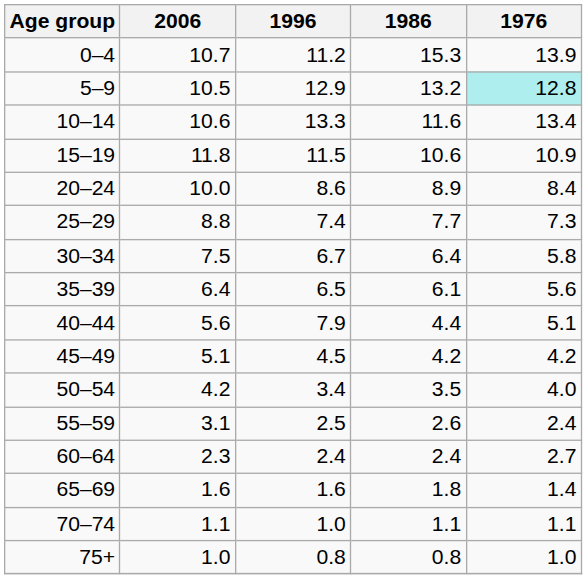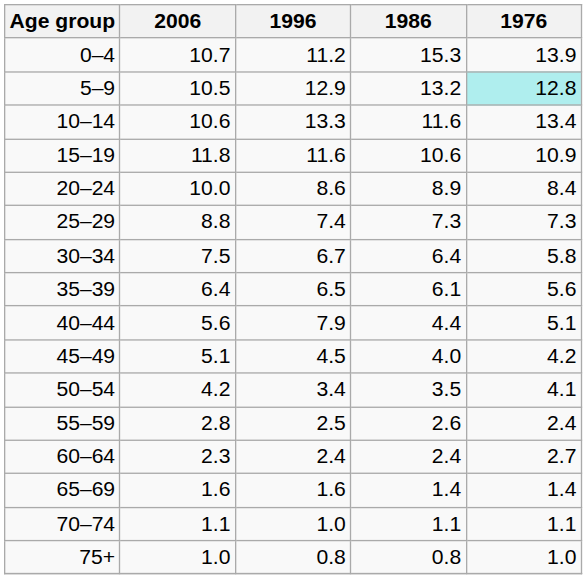(326, 155) 11.5 -> (326, 155) 11.6
(446, 222) 7.7 -> (446, 222) 7.3
(446, 356) 4.2 -> (446, 356) 4.0
(562, 389) 4.0 -> (562, 389) 4.1
(216, 423) 3.1 -> (216, 423) 2.8
(446, 490) 1.8 -> (446, 490) 1.4
